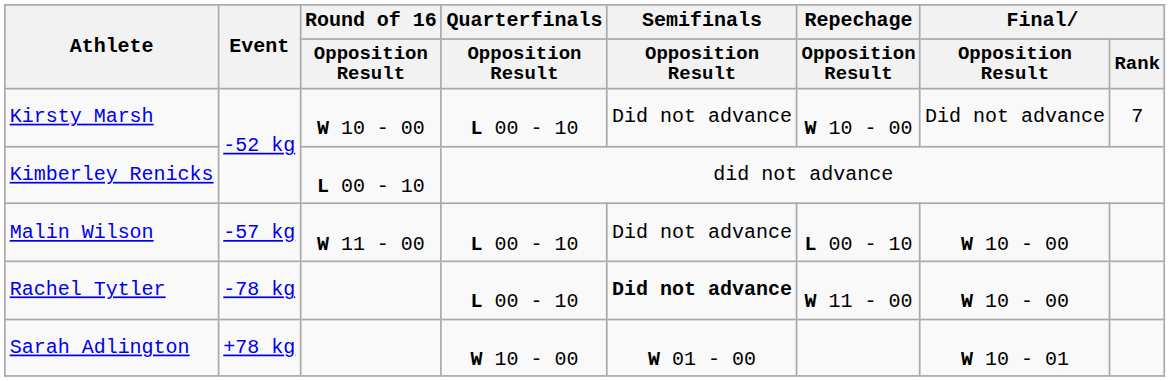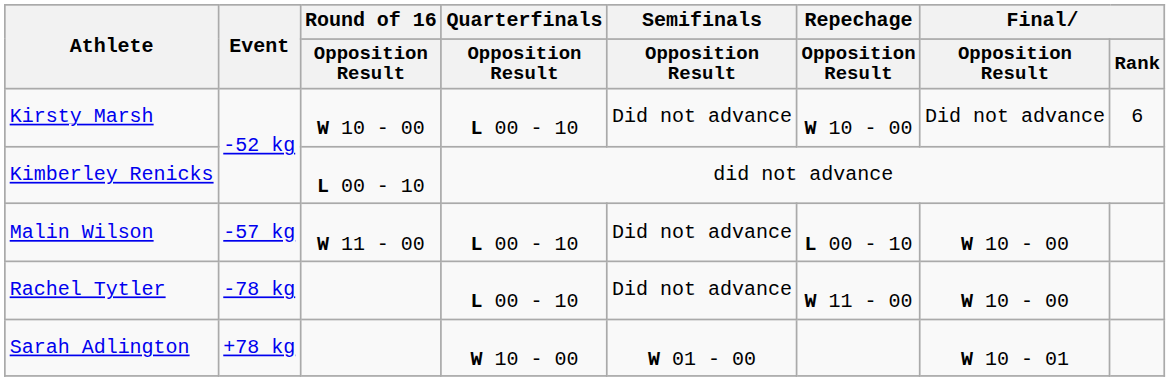(1137, 117) 7 -> (1137, 117) 6
(702, 290) bold -> (702, 290) normal
